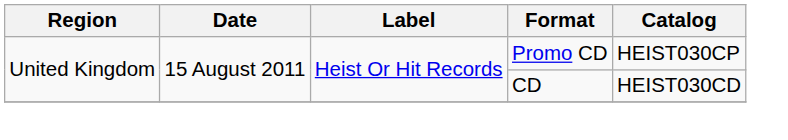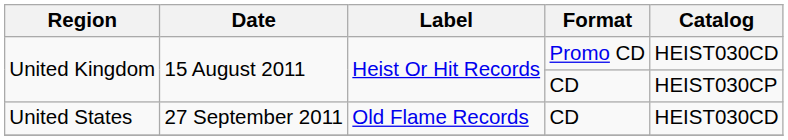(679, 53) HEIST030CP -> (717, 53) HEIST030CD
(679, 85) HEIST030CD -> (716, 85) HEIST030CP
+ row: (71, 118)
